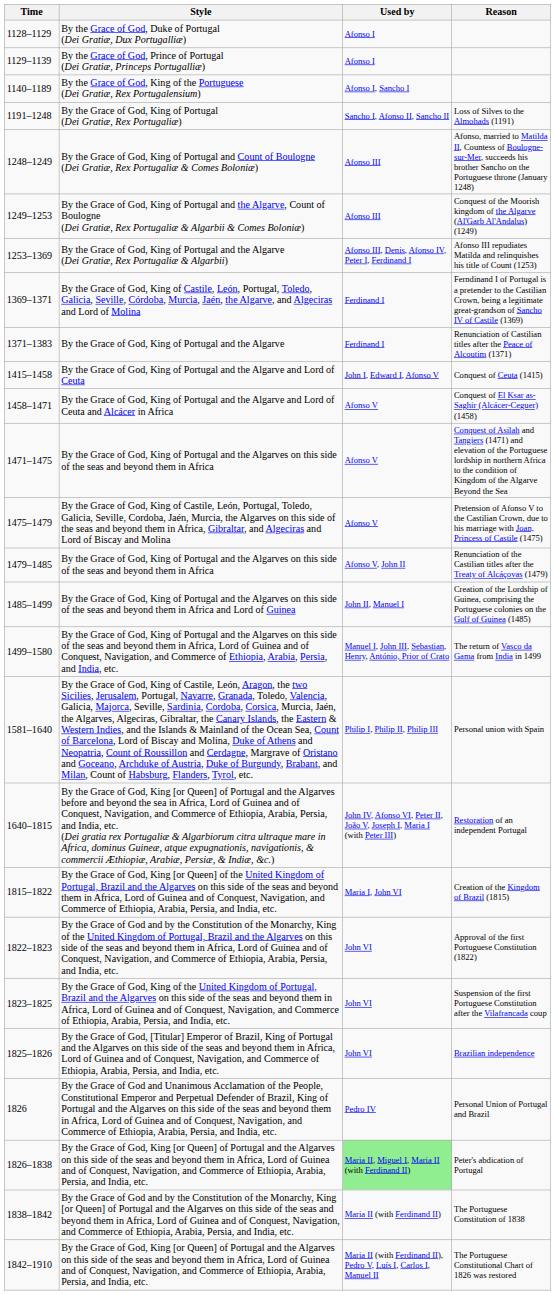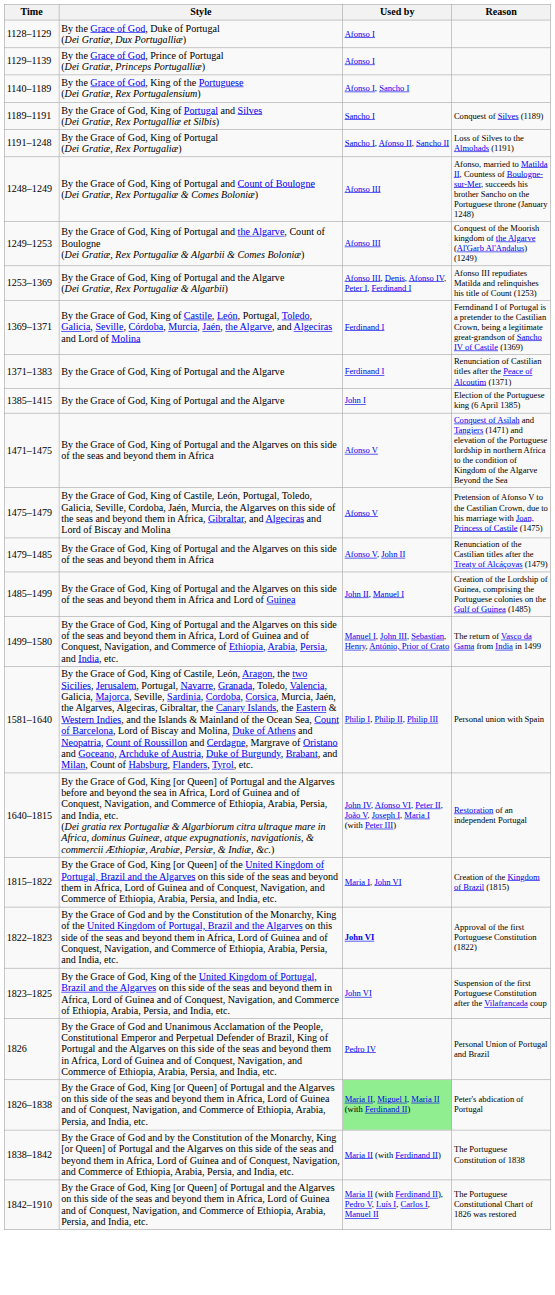+ row: (29, 116)
+ row: (29, 401)
- row: (29, 375)
- row: (29, 406)
(358, 948) normal -> (359, 938) bold
- row: (29, 1053)
